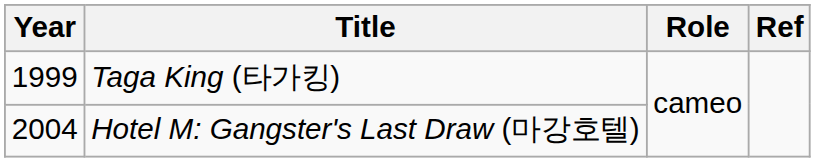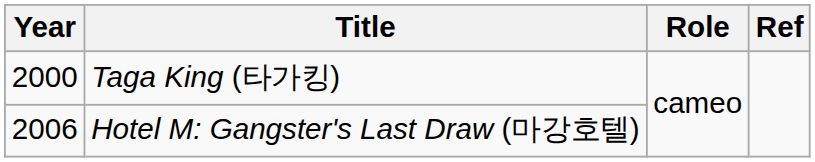(45, 77) 1999 -> (45, 77) 2000
(45, 130) 2004 -> (45, 130) 2006
